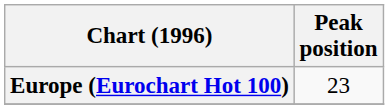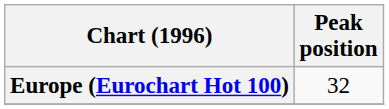(339, 85) 23 -> (339, 85) 32
